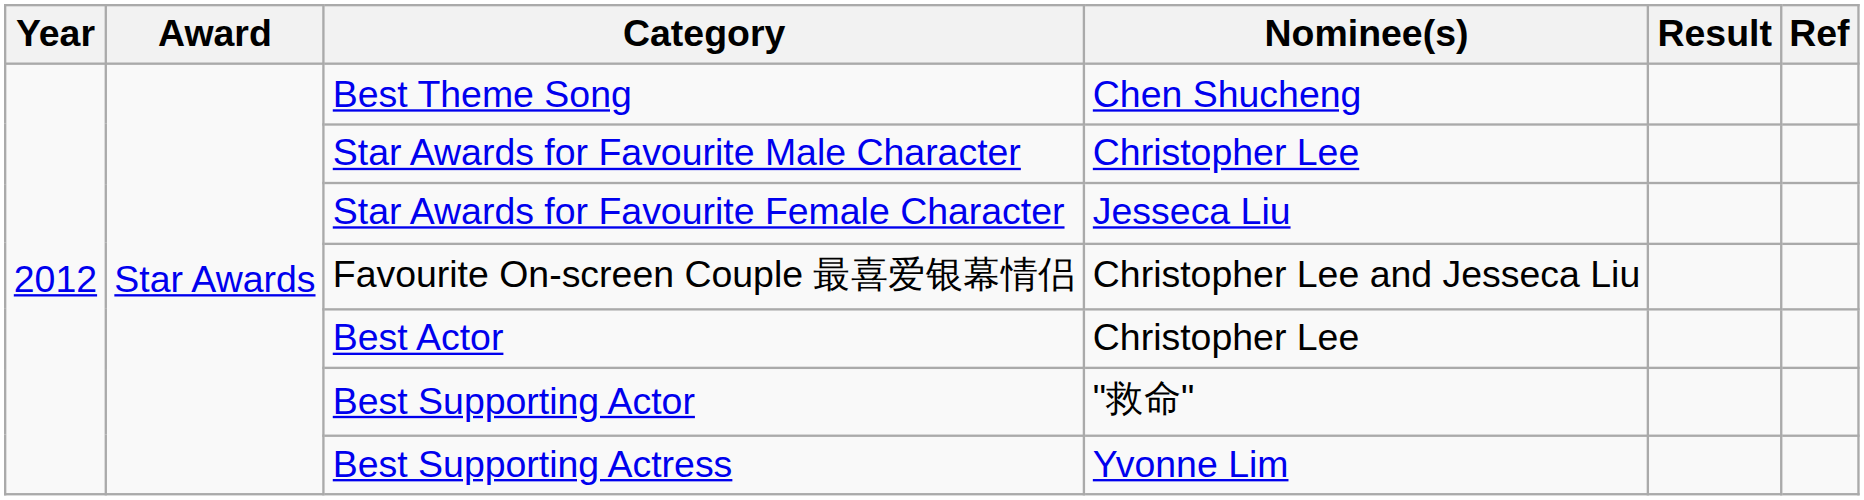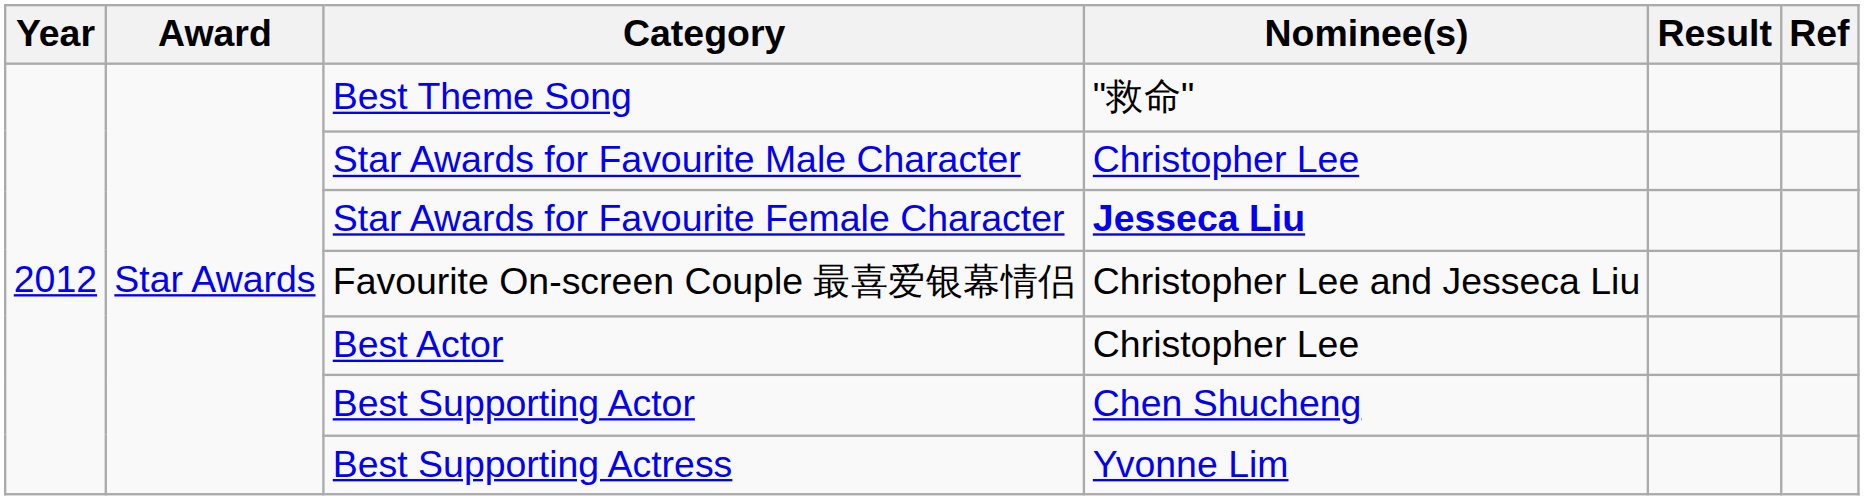(1227, 93) Chen Shucheng -> (1144, 95) "救命"
(1192, 212) normal -> (1199, 219) bold
(1144, 399) "救命" -> (1227, 404) Chen Shucheng
